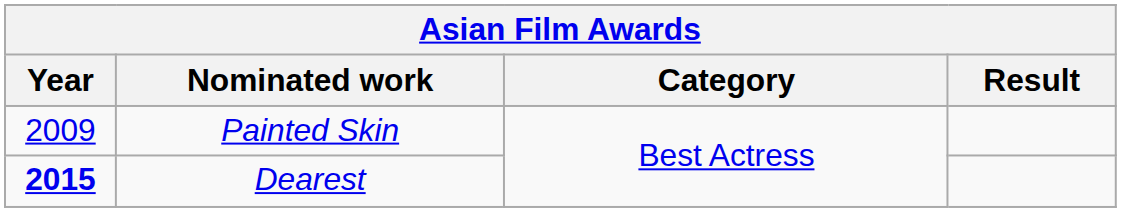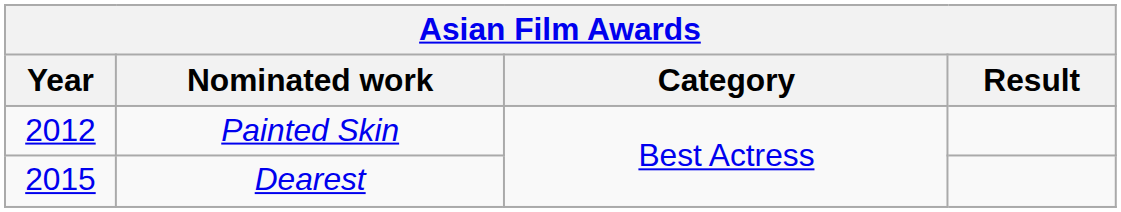(60, 130) 2009 -> (60, 130) 2012
(60, 180) bold -> (60, 180) normal
